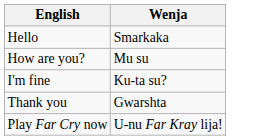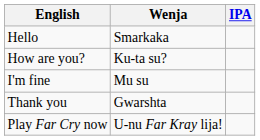+ column: (240, 15)
(131, 59) Mu su -> (140, 59) Ku-ta su?
(140, 80) Ku-ta su? -> (131, 80) Mu su
